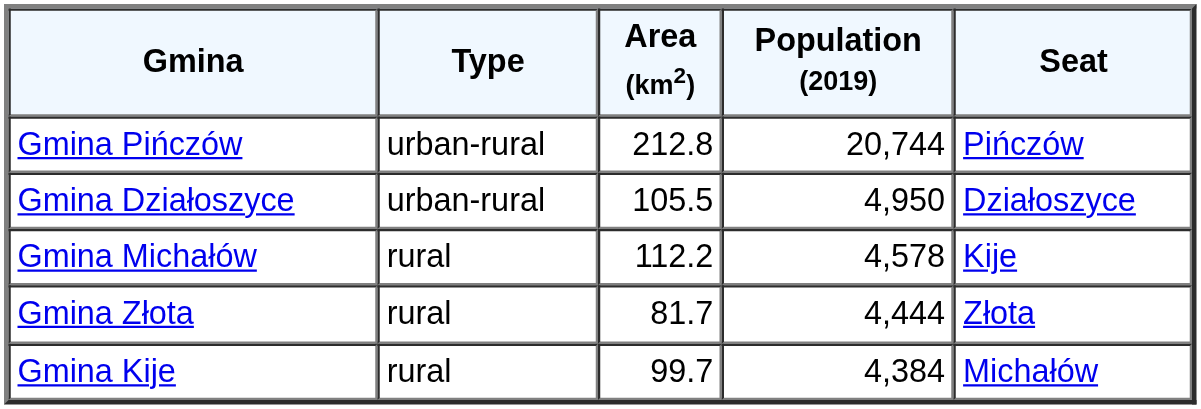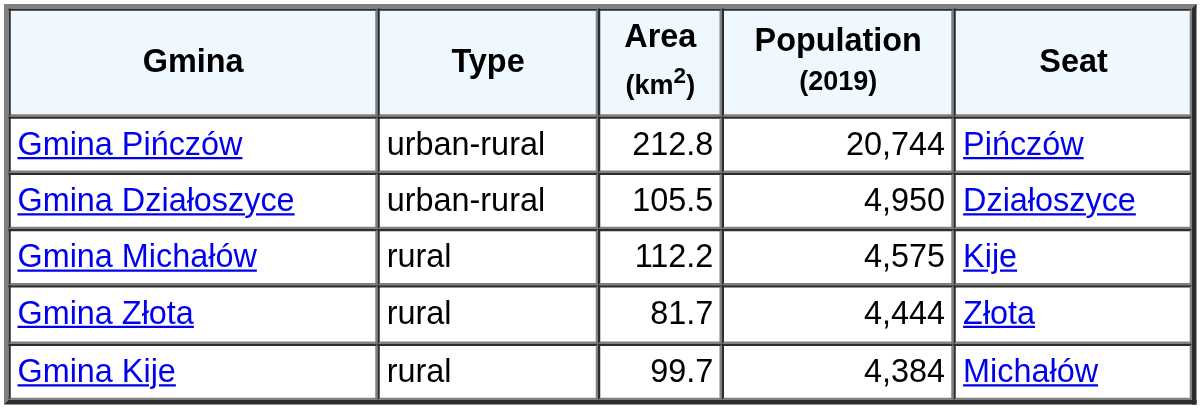(905, 256) 4,578 -> (905, 256) 4,575
